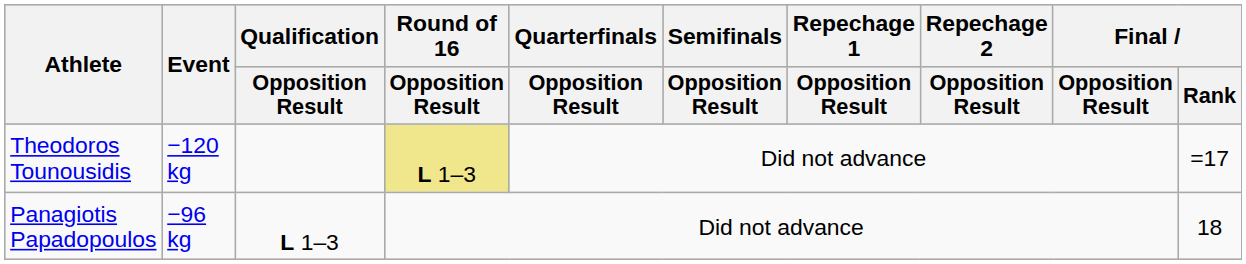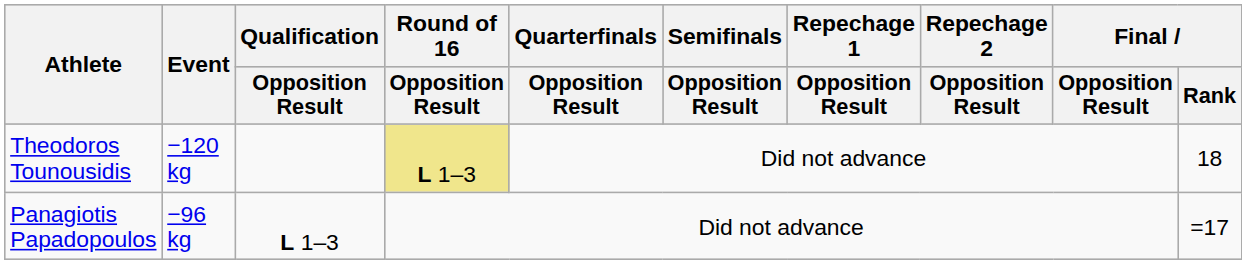(1210, 159) =17 -> (1210, 159) 18
(1210, 226) 18 -> (1210, 226) =17
